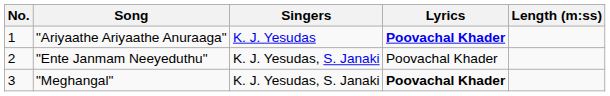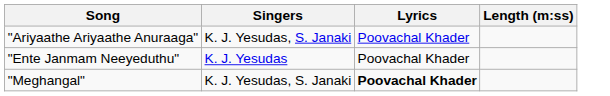- column: (19, 15)
(274, 37) K. J. Yesudas -> (278, 37) K. J. Yesudas, S. Janaki
(446, 37) bold -> (413, 37) normal
(306, 59) K. J. Yesudas, S. Janaki -> (246, 59) K. J. Yesudas
